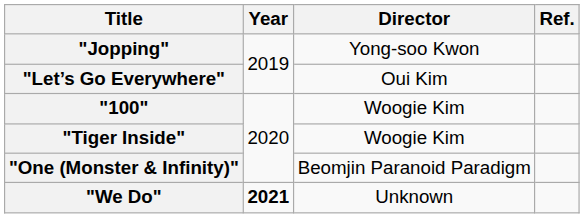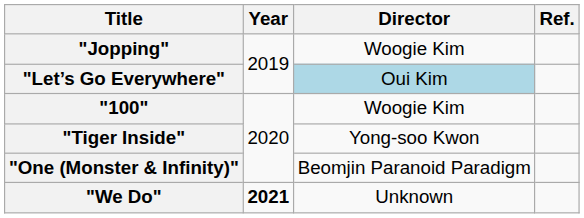(414, 49) Yong-soo Kwon -> (414, 49) Woogie Kim
(414, 78) no background -> (414, 78) lightblue background
(414, 138) Woogie Kim -> (414, 138) Yong-soo Kwon
